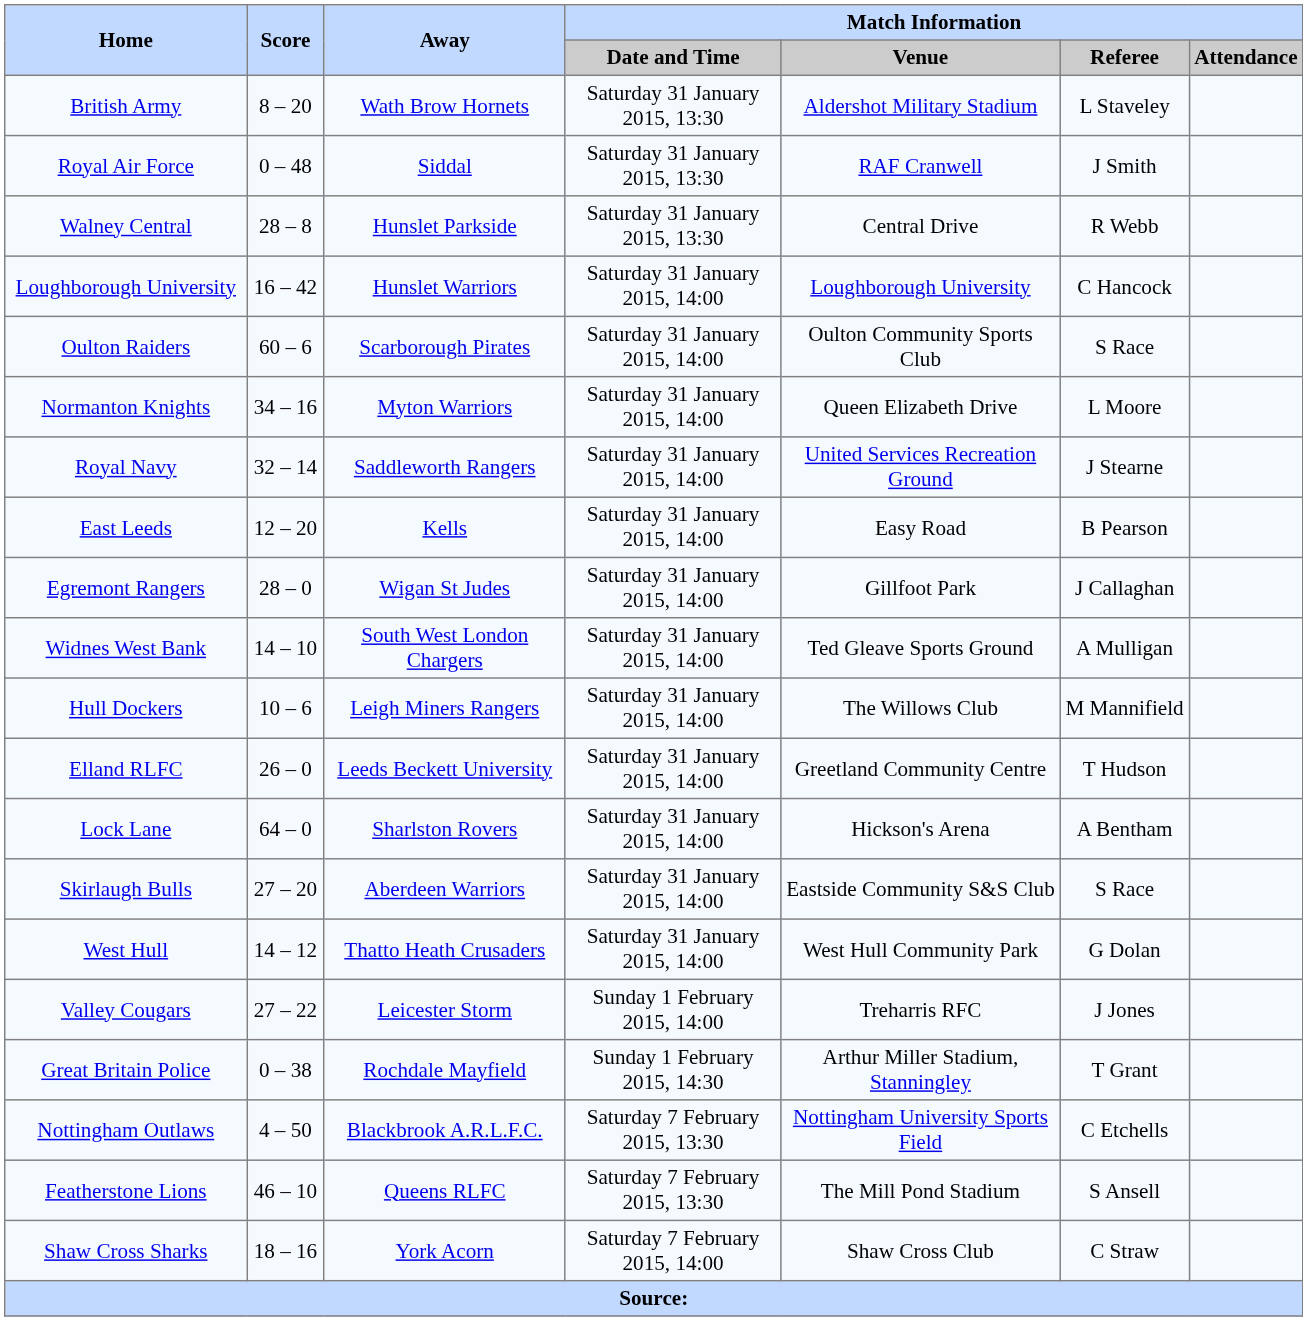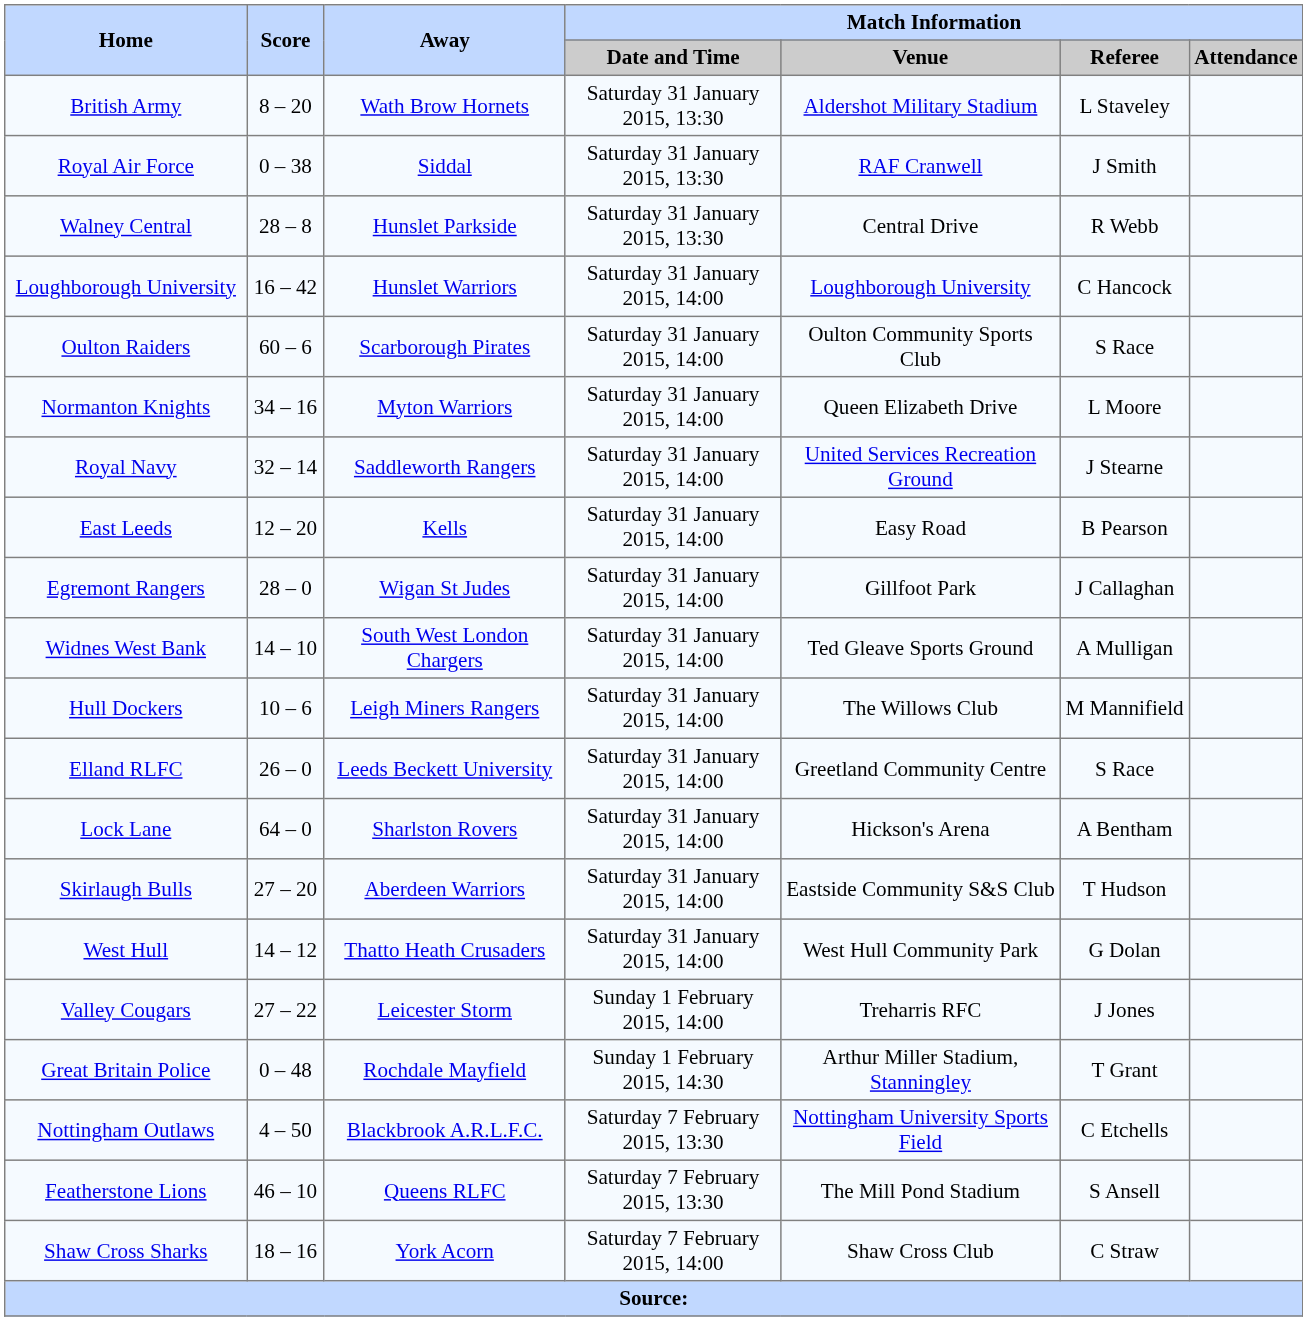(285, 165) 0 – 48 -> (285, 165) 0 – 38
(1125, 768) T Hudson -> (1125, 768) S Race
(1125, 888) S Race -> (1125, 888) T Hudson
(285, 1069) 0 – 38 -> (285, 1069) 0 – 48
